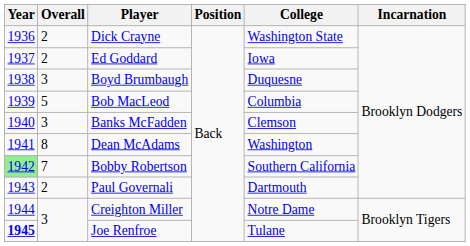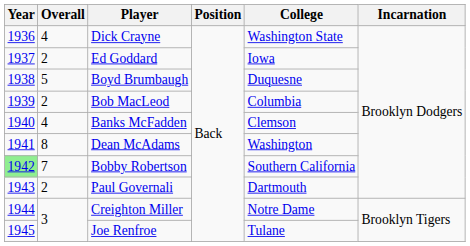(44, 36) 2 -> (44, 36) 4
(44, 79) 3 -> (44, 79) 5
(44, 101) 5 -> (44, 101) 2
(44, 123) 3 -> (44, 123) 4
(21, 230) bold -> (21, 230) normal
